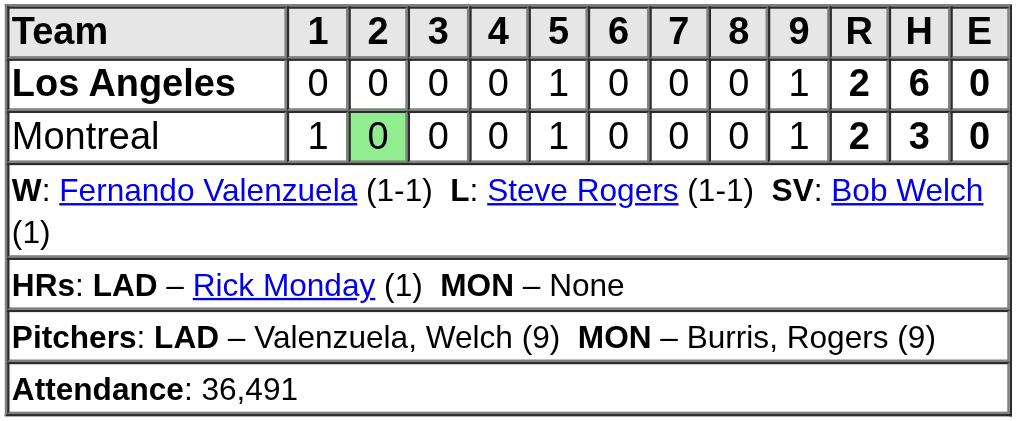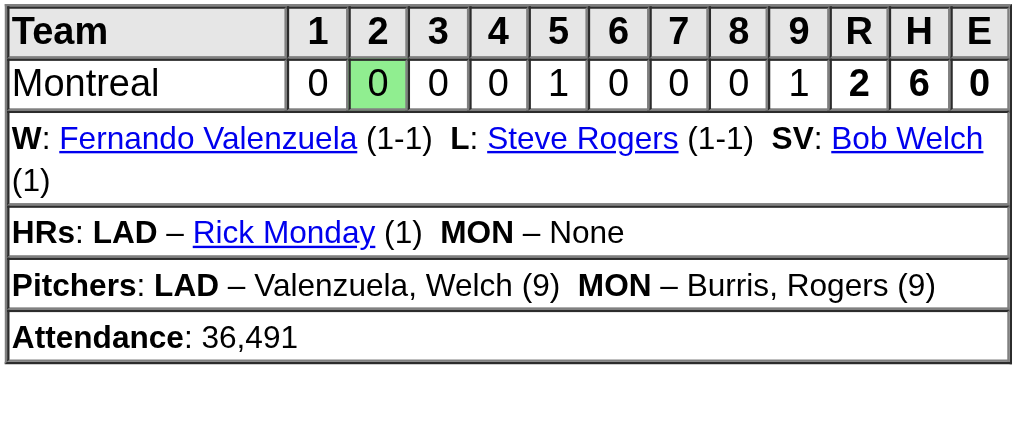- row: (124, 83)
(318, 136) 1 -> (318, 83) 0
(919, 136) 3 -> (919, 83) 6
